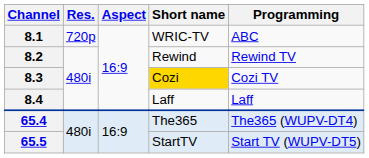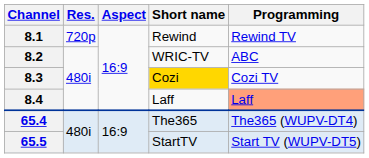(180, 36) WRIC-TV -> (174, 36) Rewind
(245, 36) ABC -> (264, 36) Rewind TV
(174, 57) Rewind -> (180, 57) WRIC-TV
(264, 57) Rewind TV -> (245, 57) ABC
(242, 99) no background -> (242, 99) lightsalmon background
